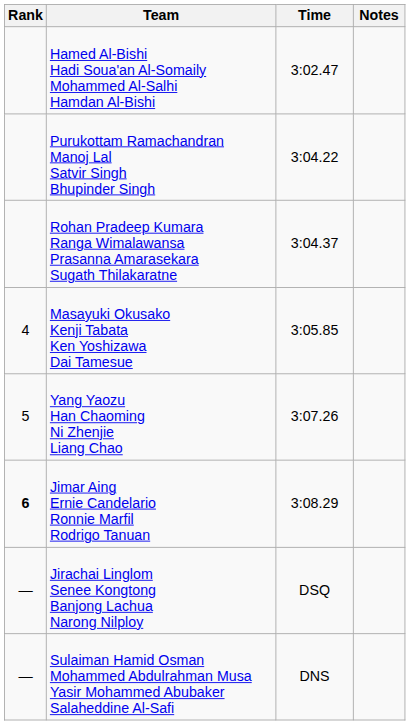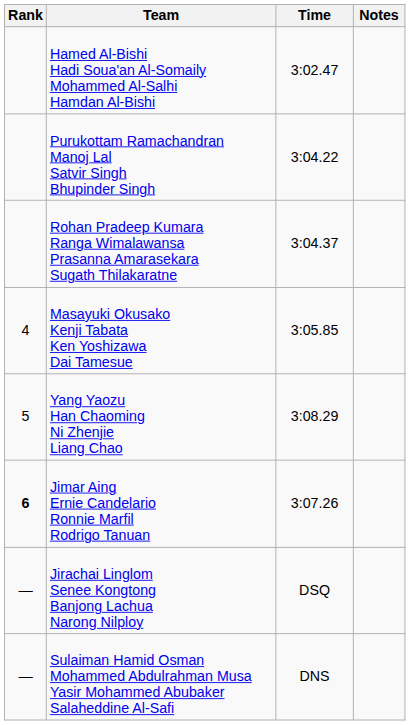(315, 417) 3:07.26 -> (315, 417) 3:08.29
(315, 503) 3:08.29 -> (315, 503) 3:07.26
